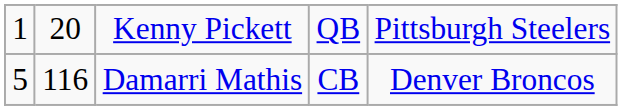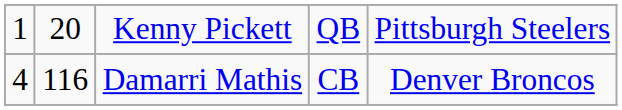(20, 79) 5 -> (20, 79) 4
